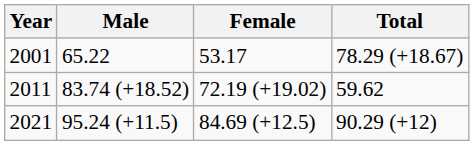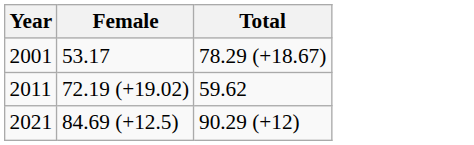- column: (126, 21)
